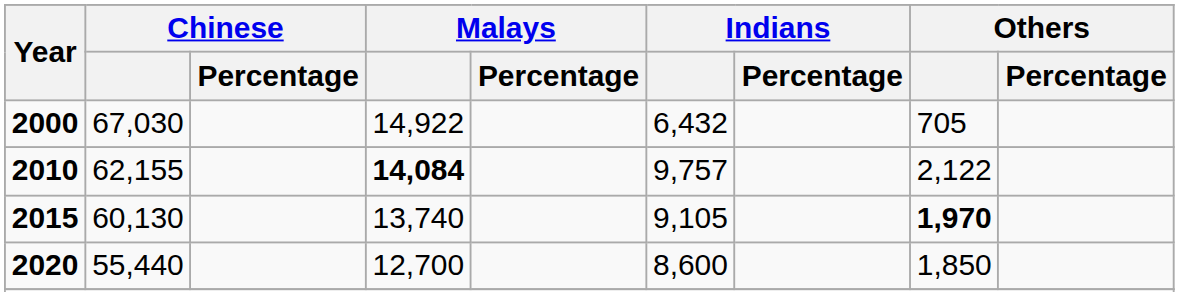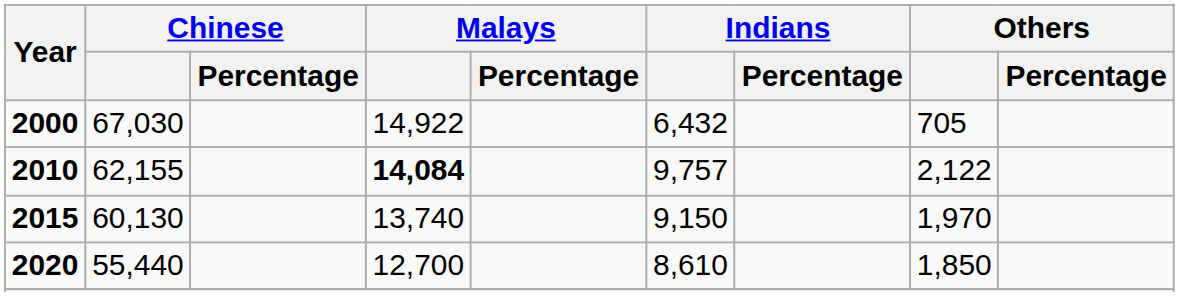(690, 218) 9,105 -> (690, 218) 9,150
(954, 218) bold -> (954, 218) normal
(690, 265) 8,600 -> (690, 265) 8,610
